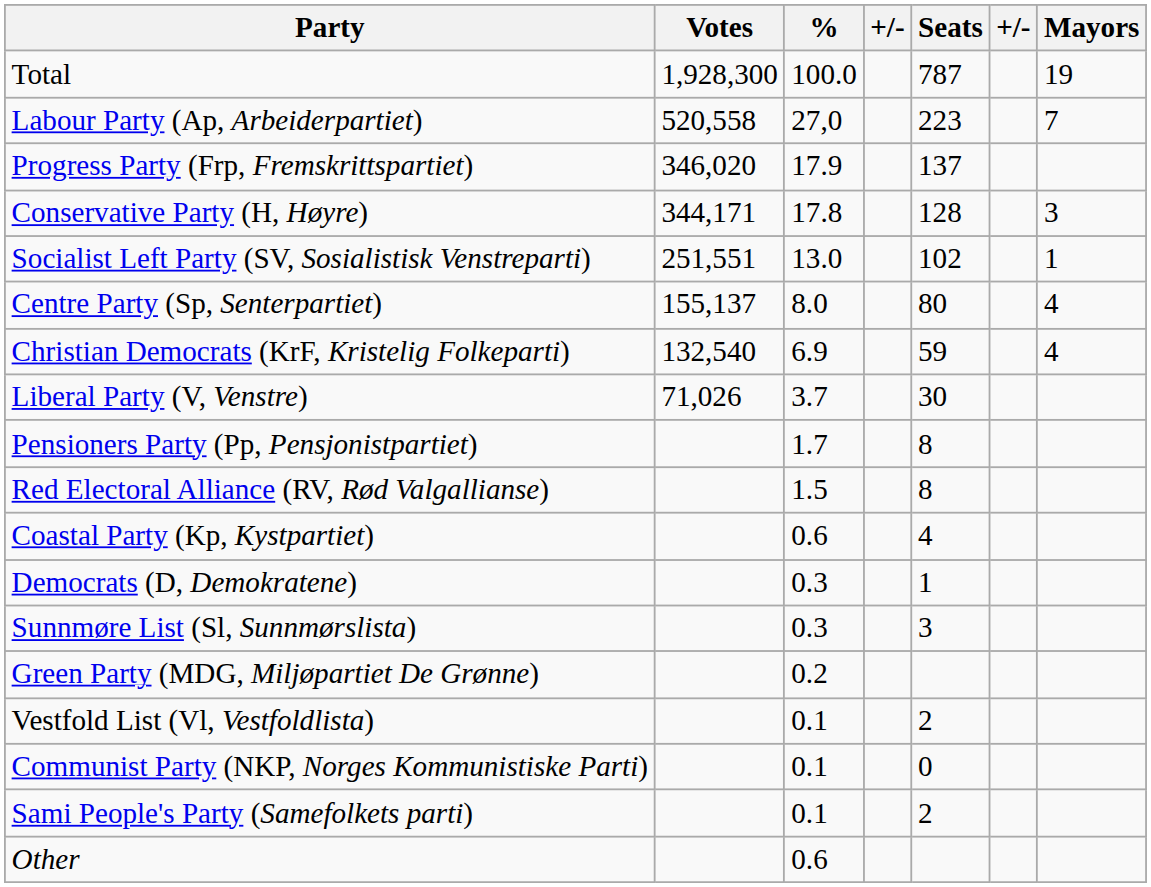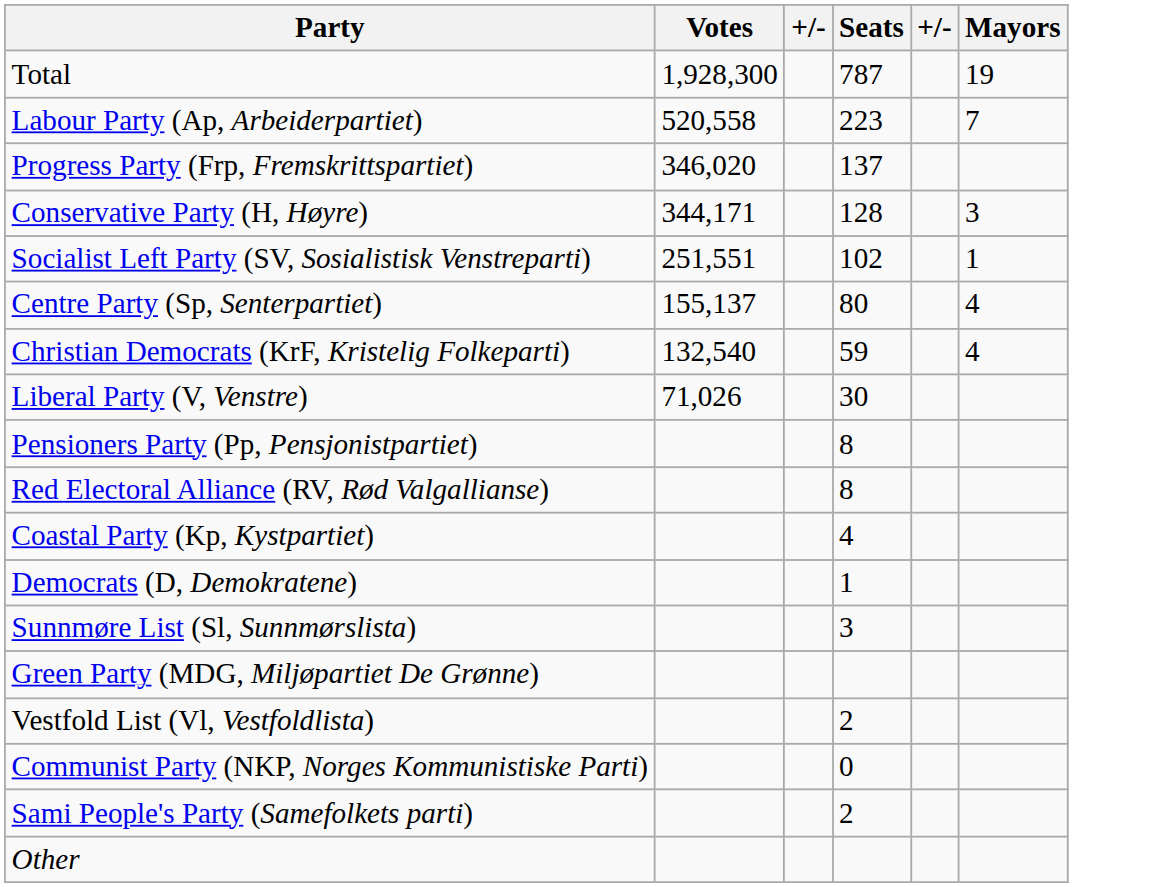- column: (824, 27)
